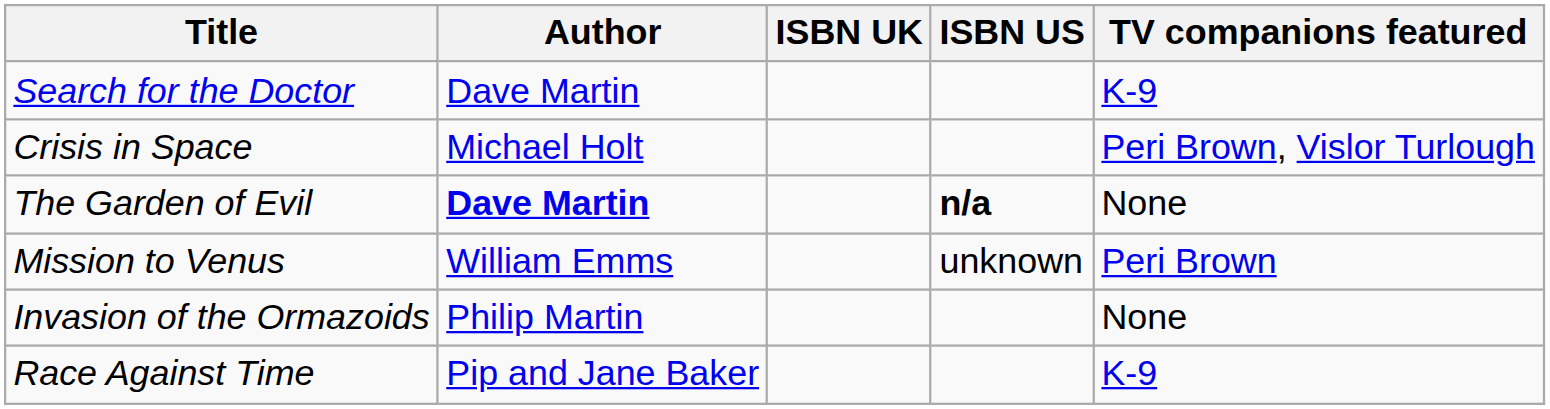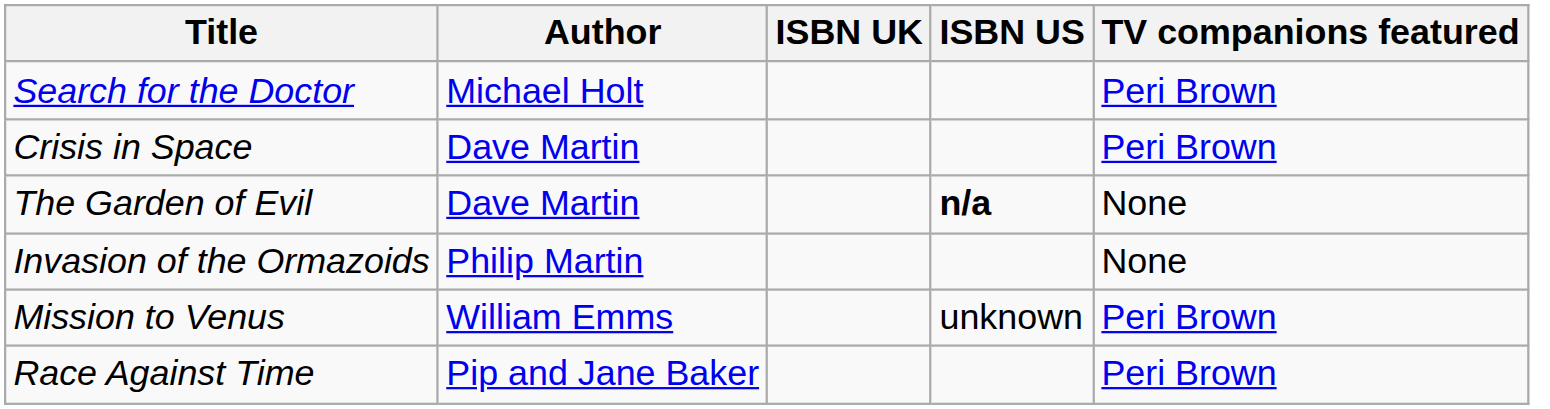(543, 89) Dave Martin -> (545, 89) Michael Holt
(1129, 89) K-9 -> (1189, 89) Peri Brown
(545, 146) Michael Holt -> (543, 146) Dave Martin
(1318, 146) Peri Brown, Vislor Turlough -> (1189, 146) Peri Brown
(548, 203) bold -> (543, 203) normal
rows swapped: (149, 260) <-> (222, 317)
(1129, 373) K-9 -> (1189, 373) Peri Brown
